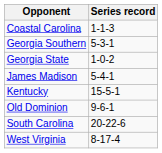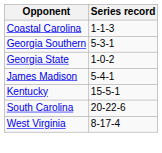- row: (37, 108)
